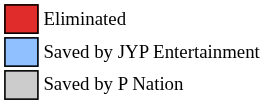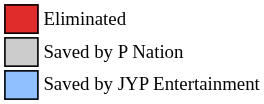rows swapped: (152, 51) <-> (113, 84)
